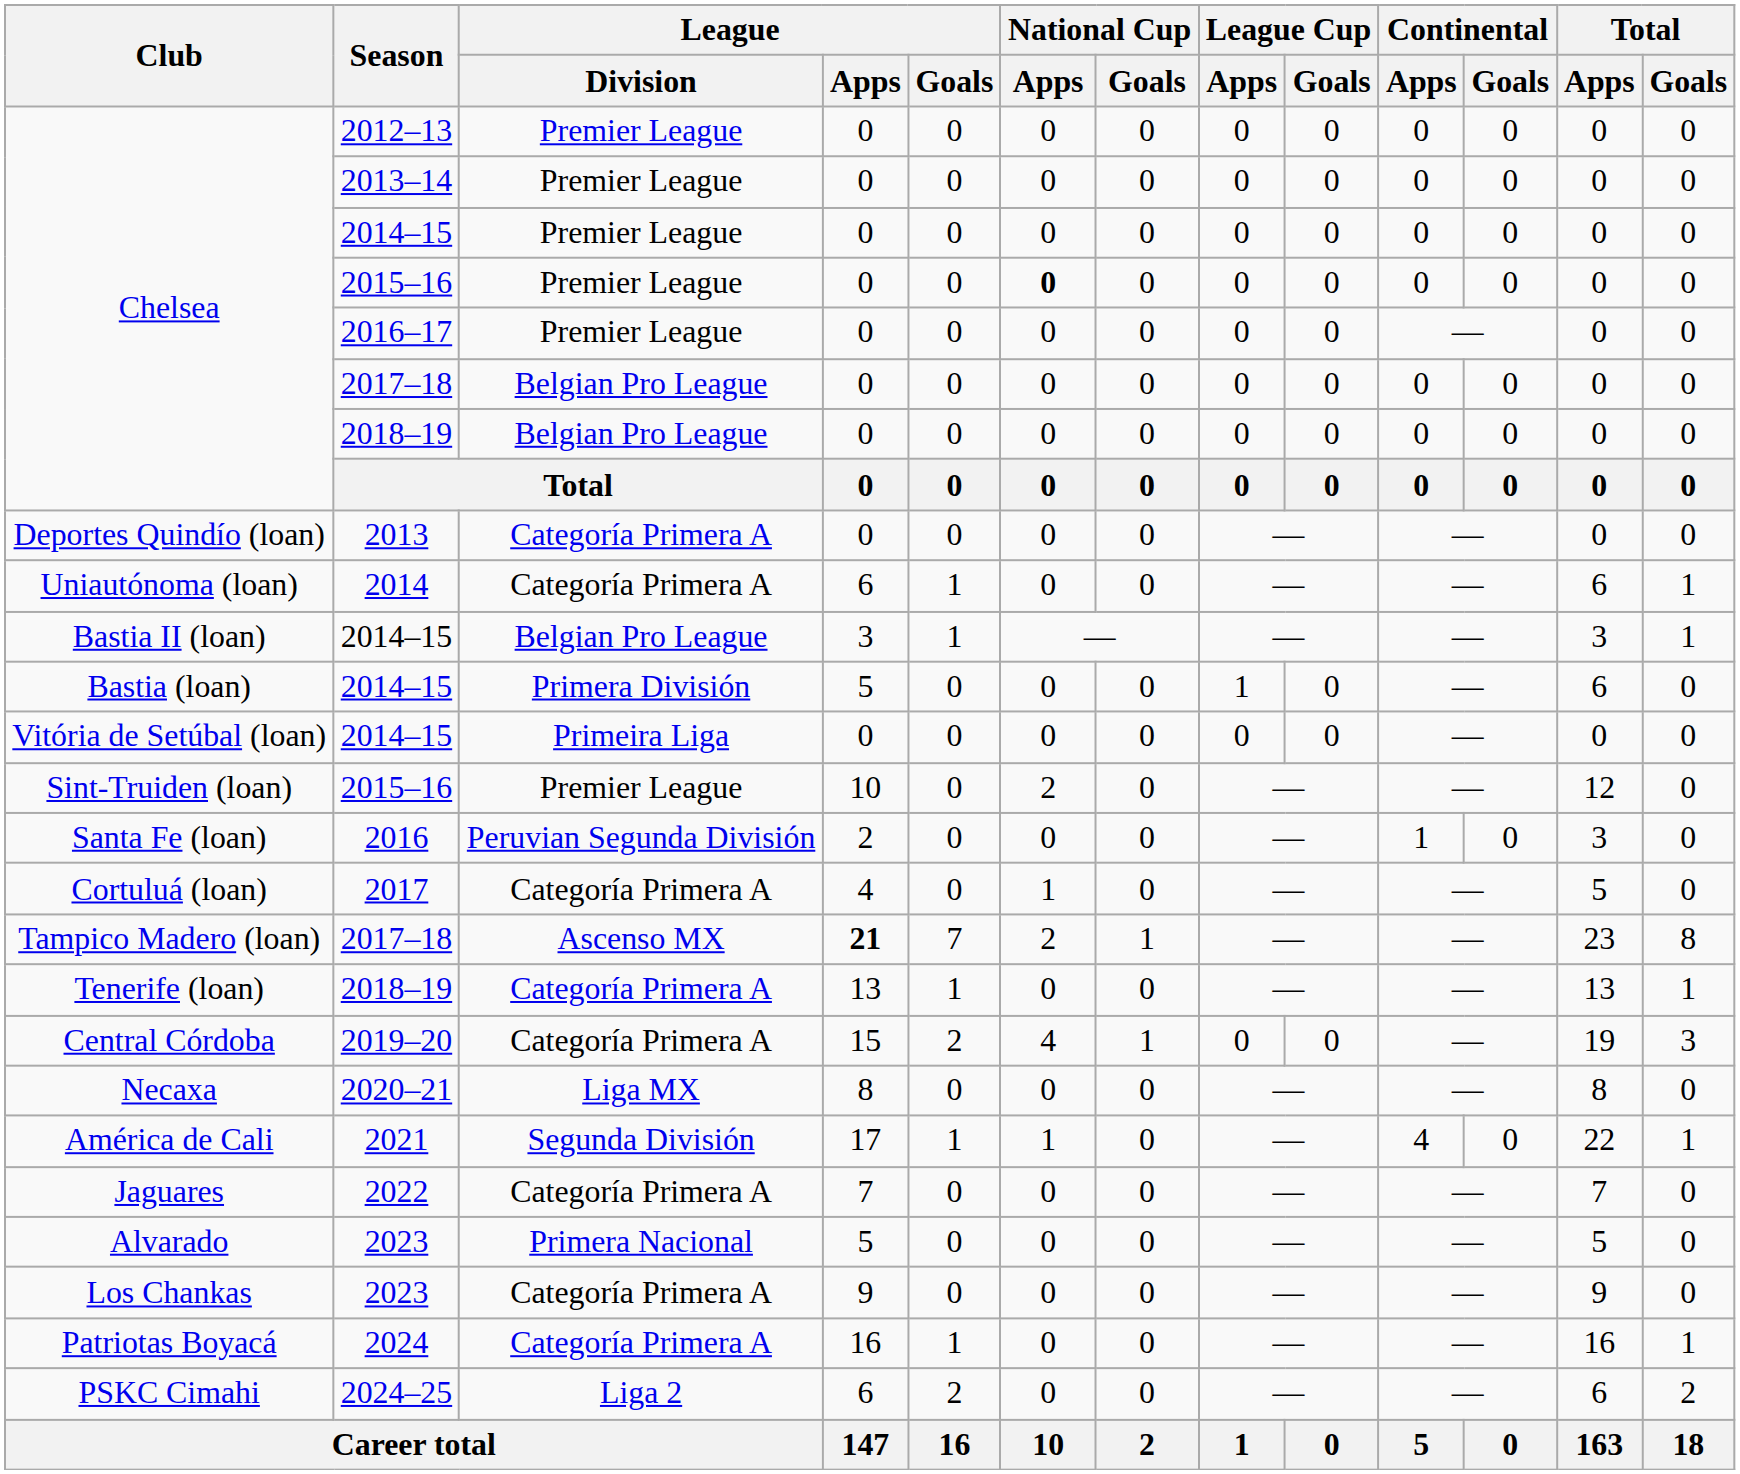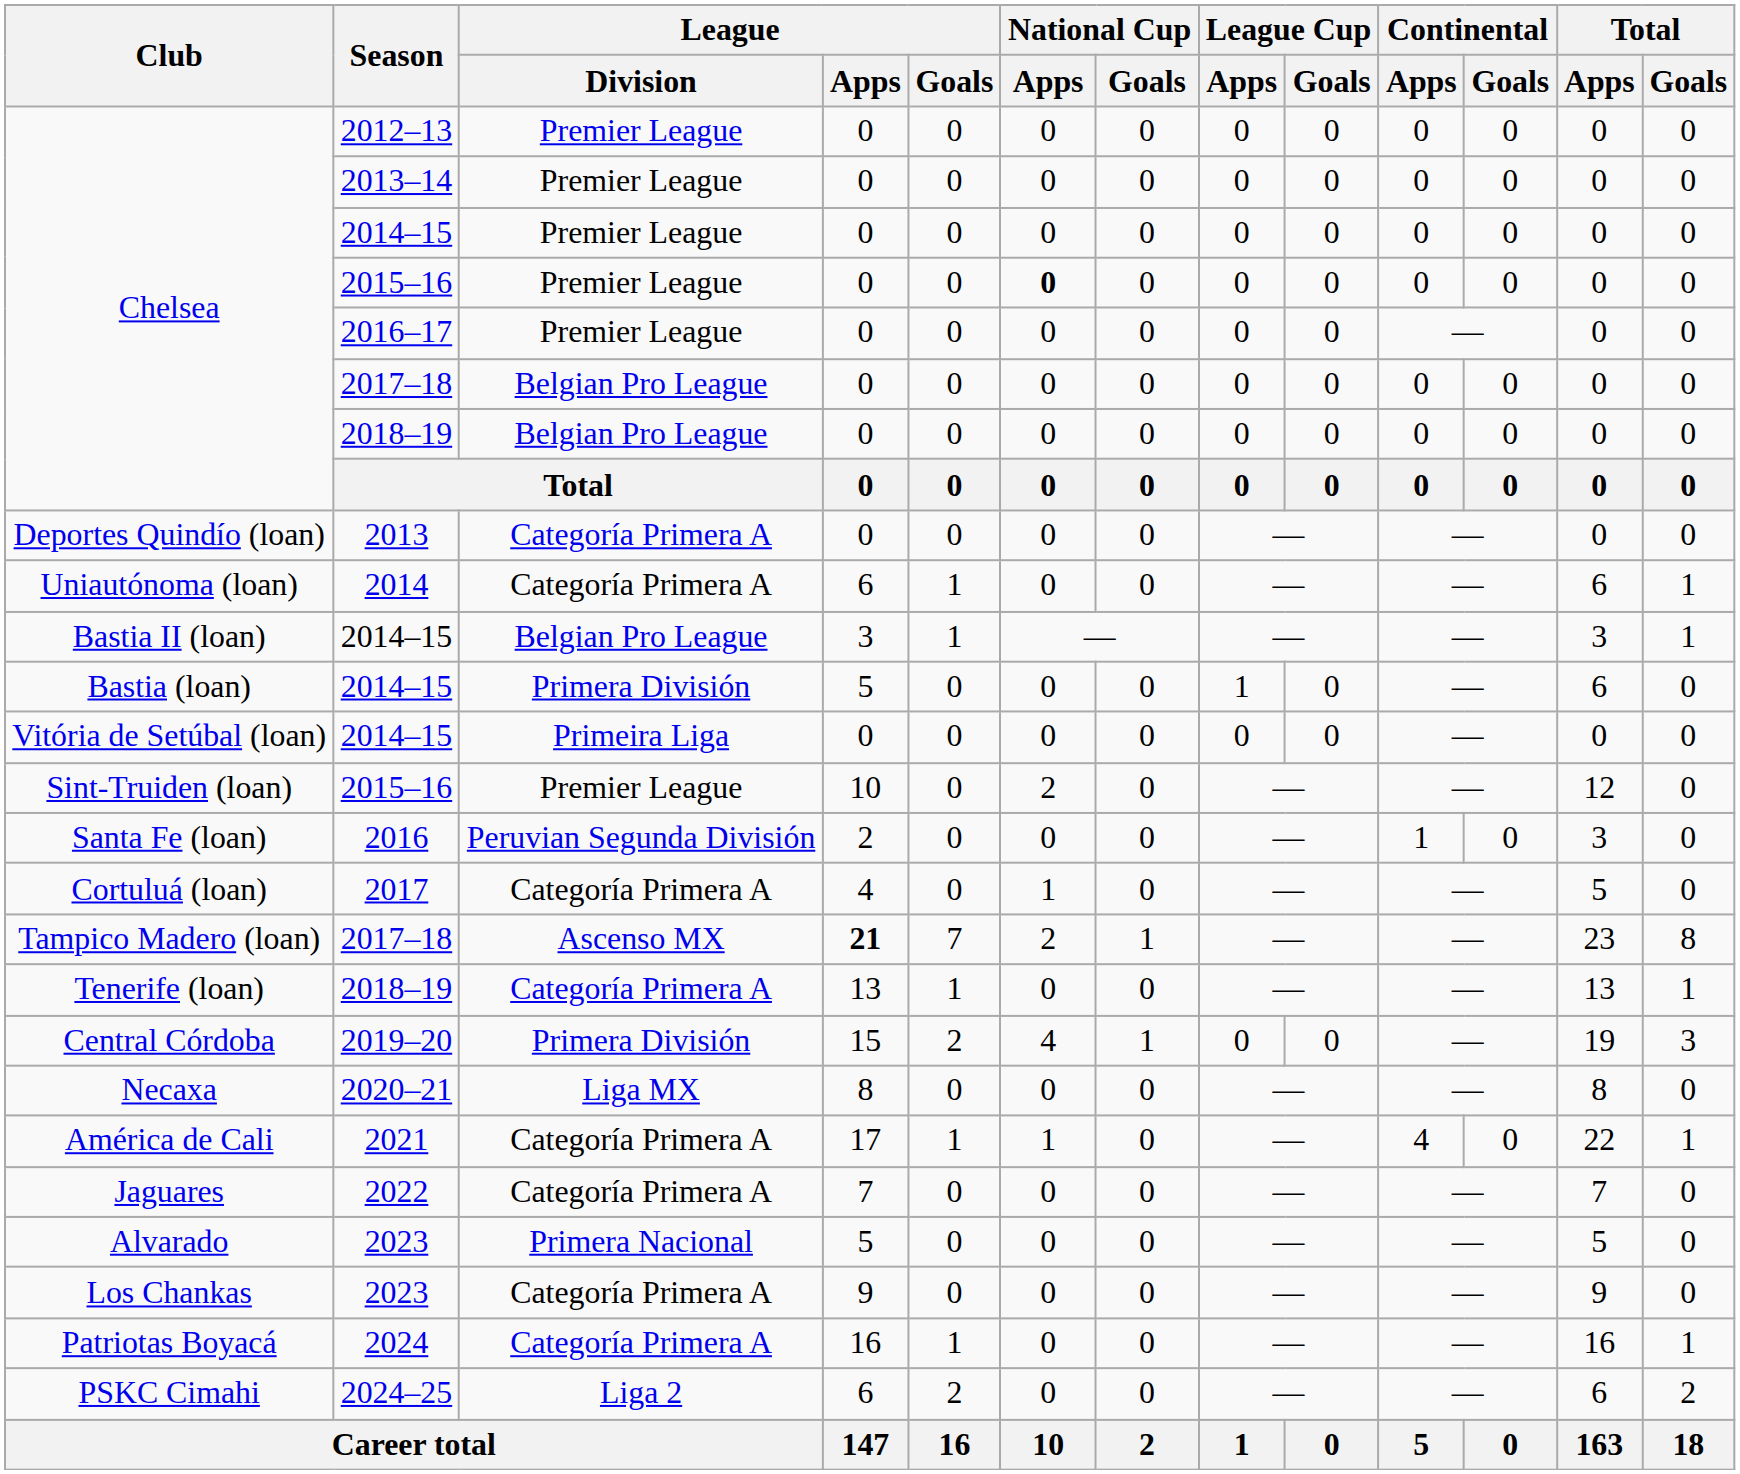(641, 1039) Categoría Primera A -> (641, 1039) Primera División
(641, 1140) Segunda División -> (641, 1140) Categoría Primera A
